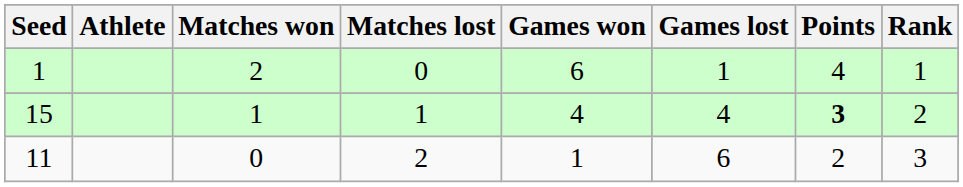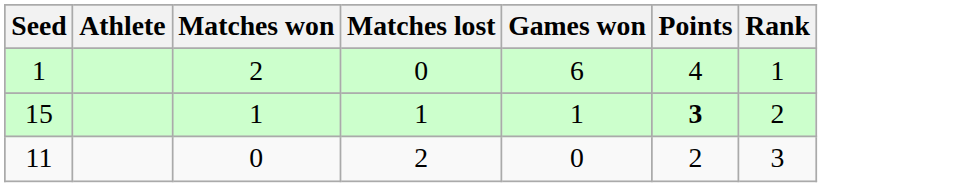- column: (724, 26)
(577, 114) 4 -> (577, 114) 1
(577, 158) 1 -> (577, 158) 0
